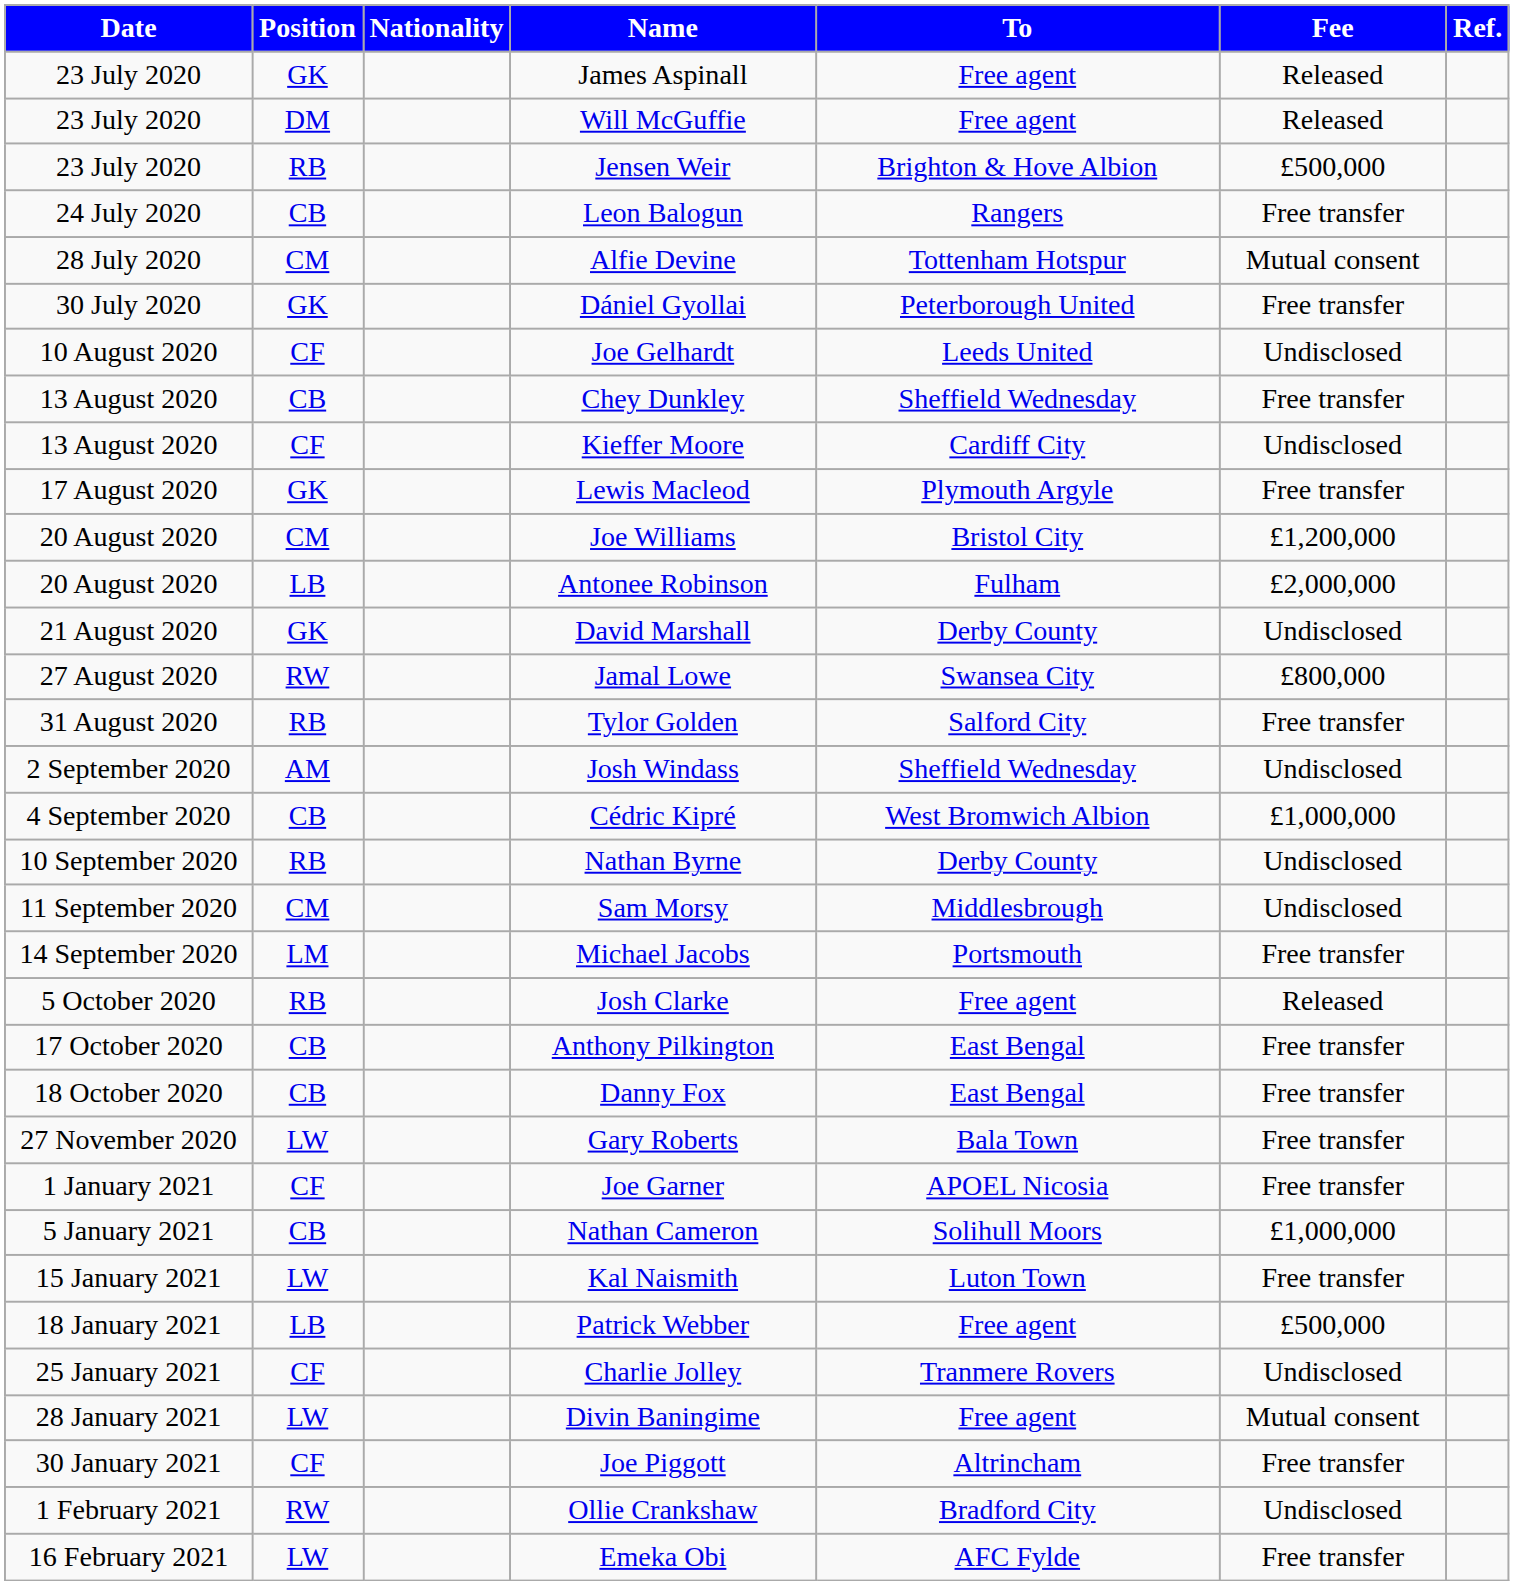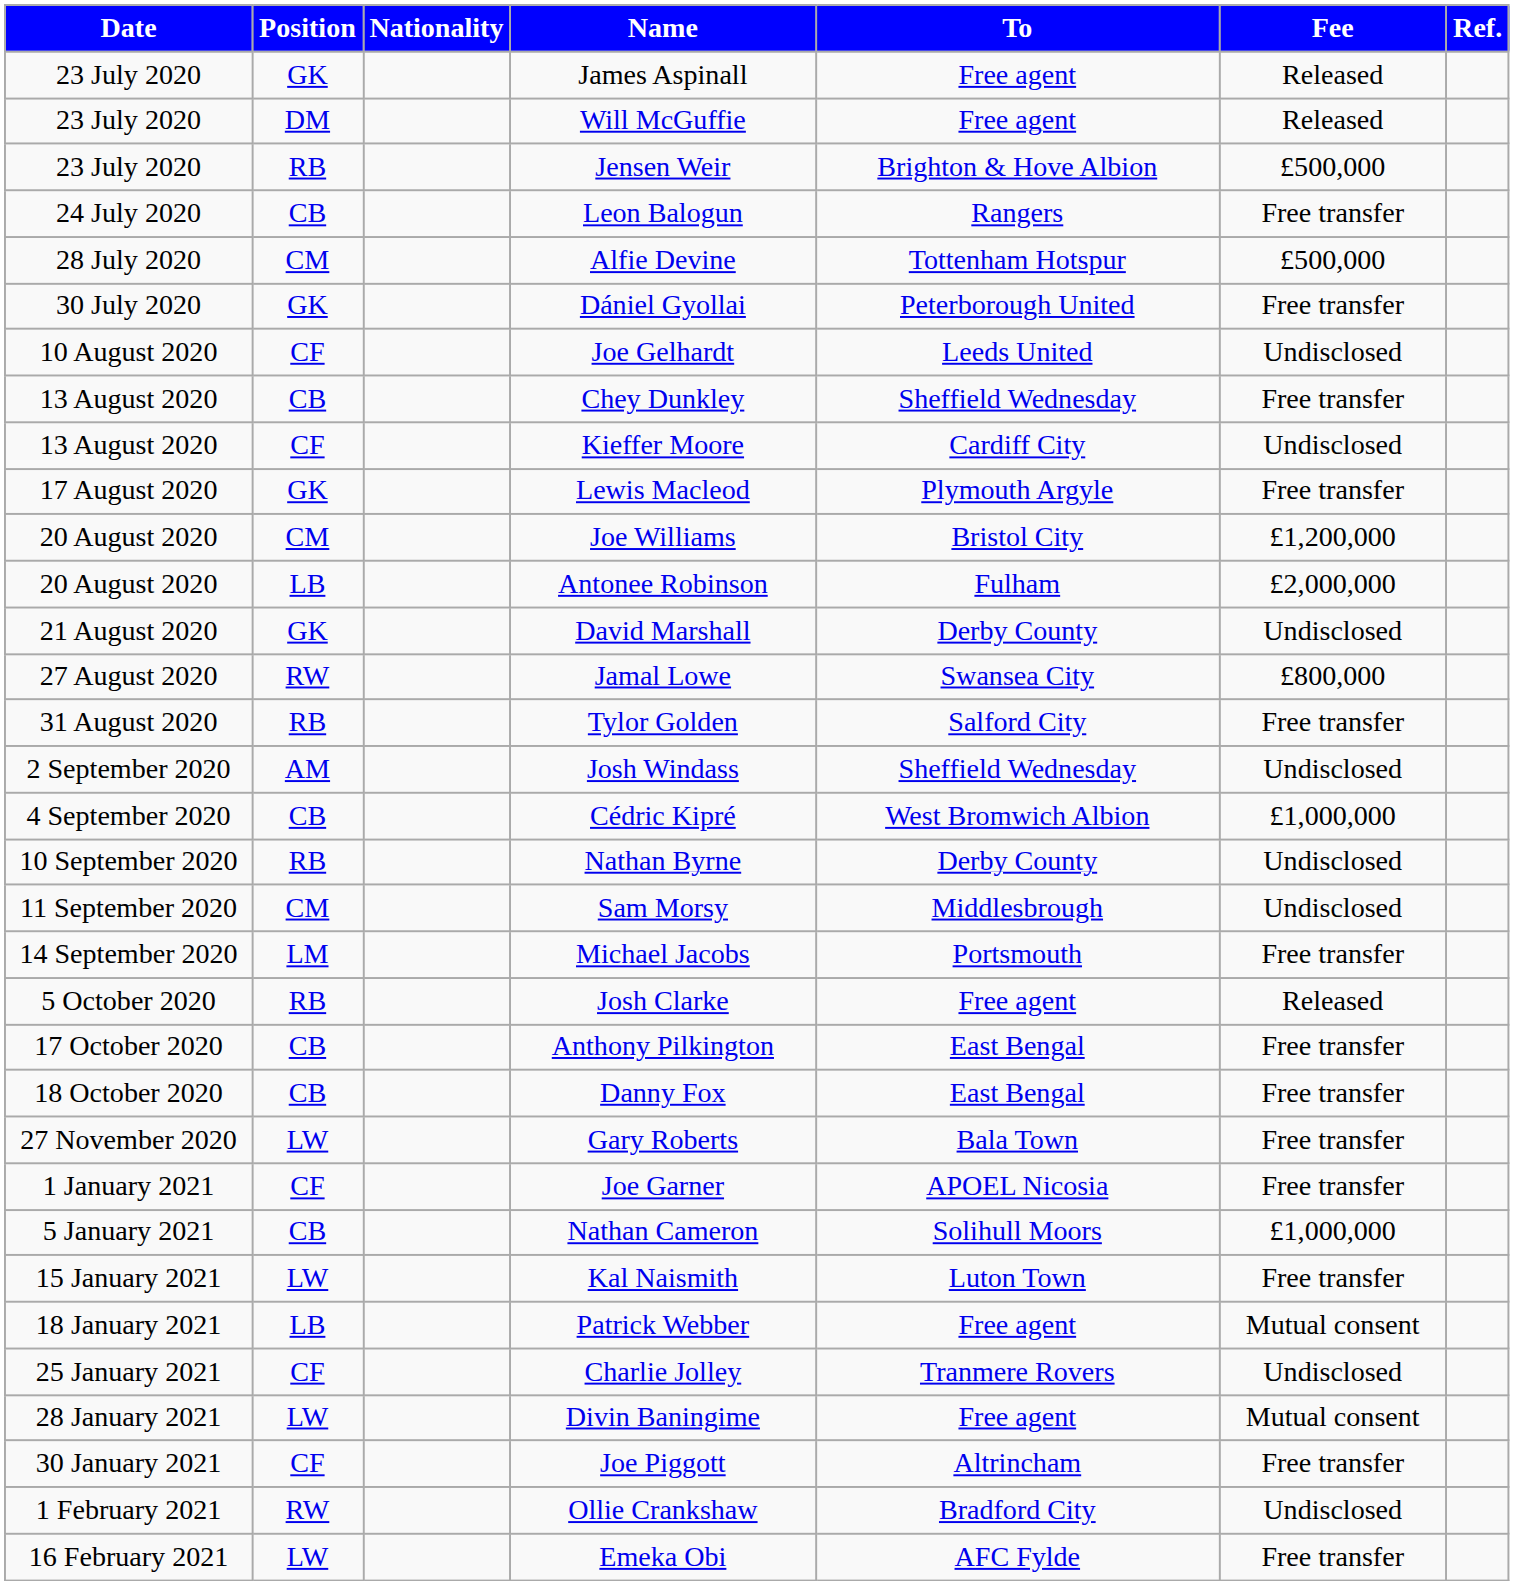(1333, 259) Mutual consent -> (1333, 259) £500,000
(1333, 1324) £500,000 -> (1333, 1324) Mutual consent
